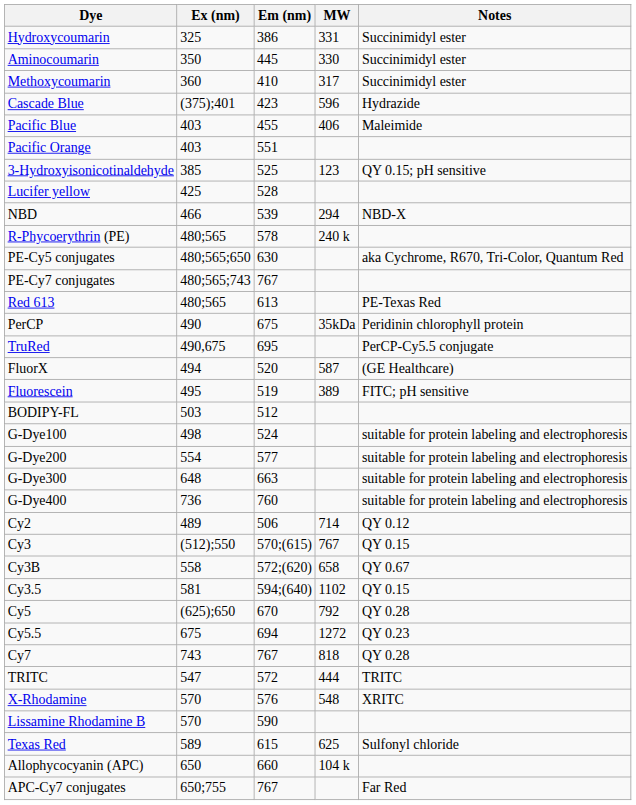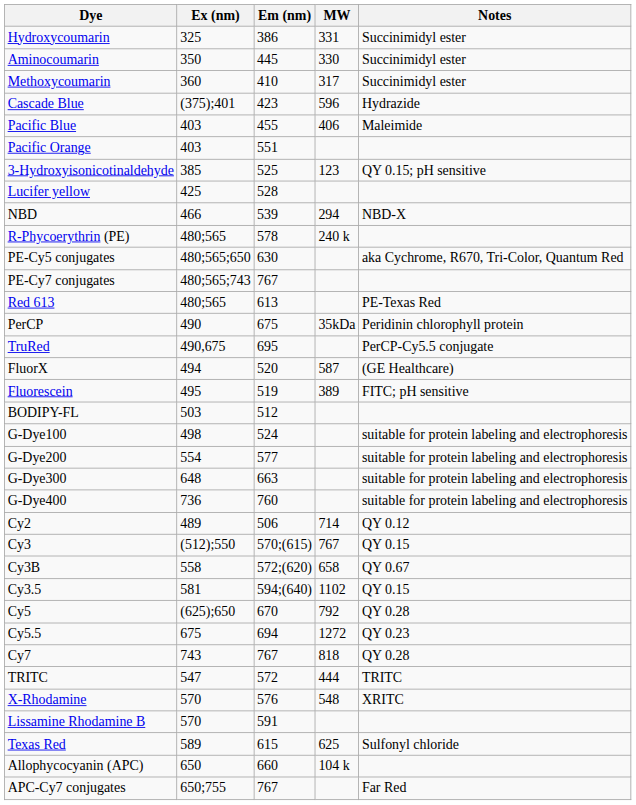(268, 721) 590 -> (268, 721) 591
